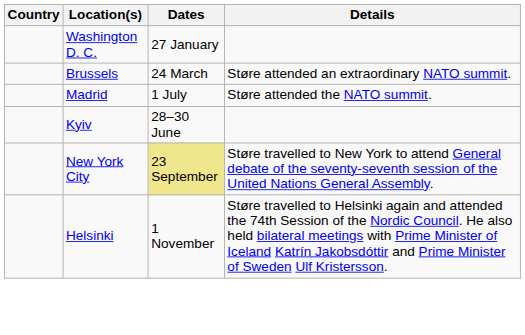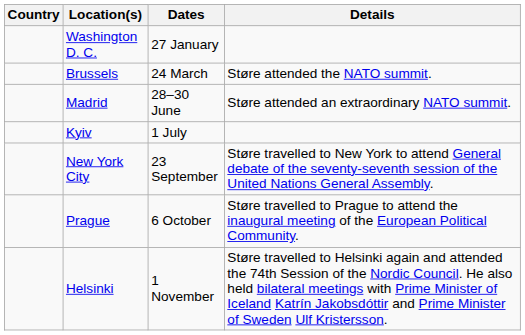(369, 73) Støre attended an extraordinary NATO summit. -> (329, 73) Støre attended the NATO summit.
(169, 95) 1 July -> (170, 102) 28–30 June
(329, 95) Støre attended the NATO summit. -> (369, 102) Støre attended an extraordinary NATO summit.
(170, 124) 28–30 June -> (169, 132) 1 July
(184, 169) khaki background -> (184, 169) no background
+ row: (88, 221)
